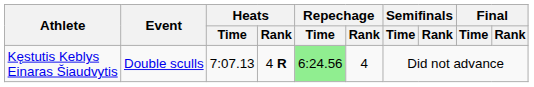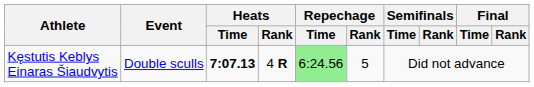(232, 64) normal -> (233, 64) bold
(364, 64) 4 -> (365, 64) 5
